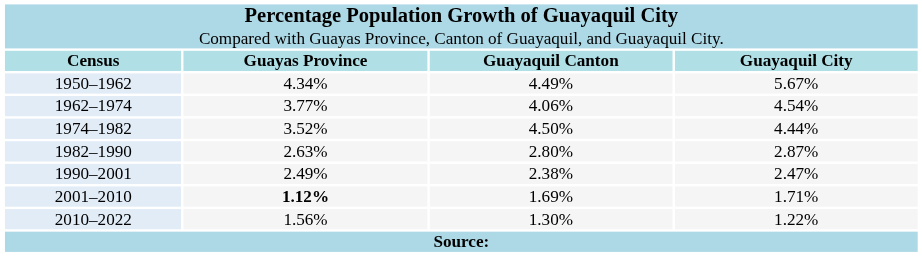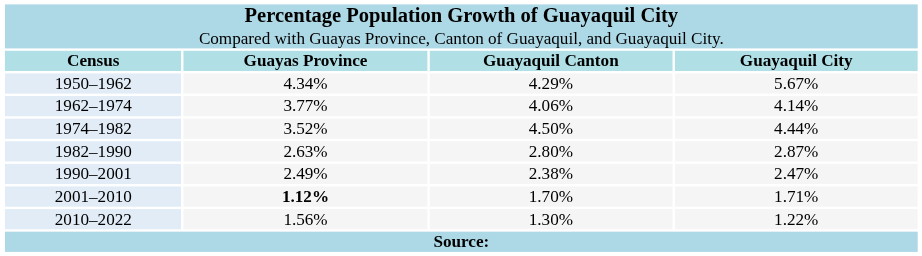(551, 83) 4.49% -> (551, 83) 4.29%
(796, 106) 4.54% -> (796, 106) 4.14%
(551, 196) 1.69% -> (551, 196) 1.70%
